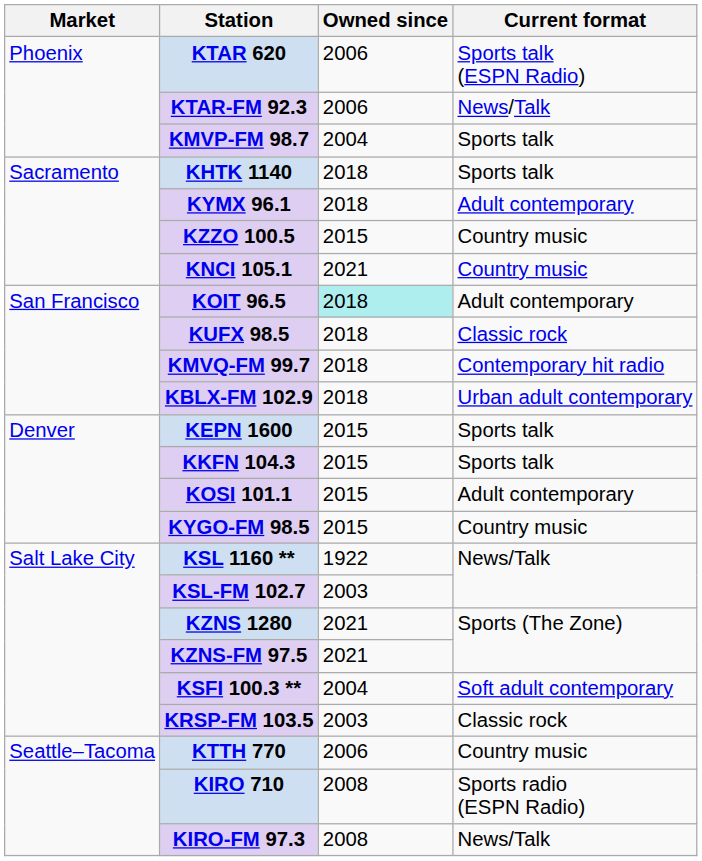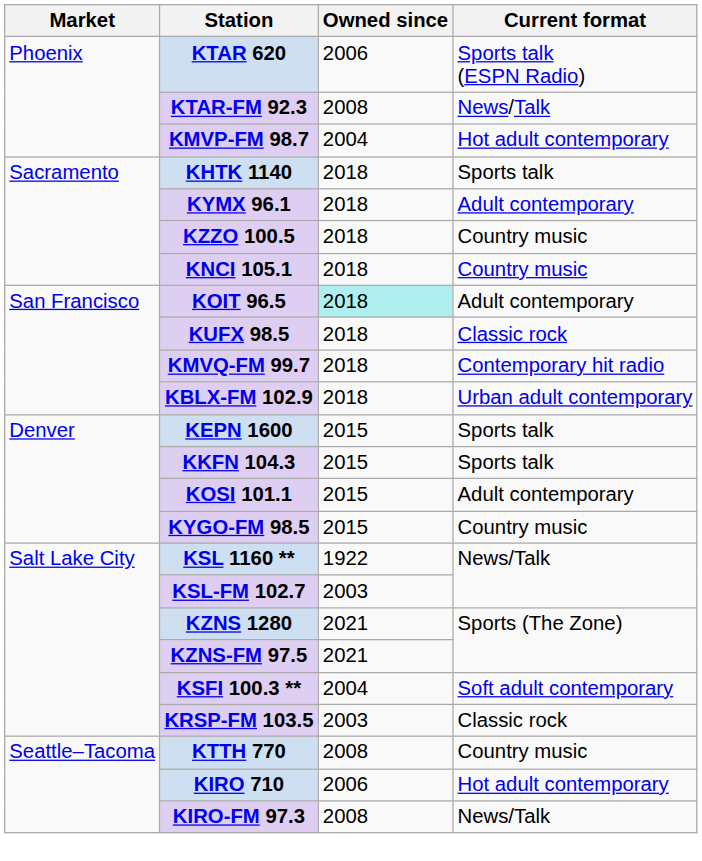(345, 107) 2006 -> (345, 107) 2008
(506, 140) Sports talk -> (563, 140) Hot adult contemporary
(345, 236) 2015 -> (345, 236) 2018
(345, 269) 2021 -> (345, 269) 2018
(345, 752) 2006 -> (345, 752) 2008
(345, 784) 2008 -> (345, 784) 2006
(521, 796) Sports radio (ESPN Radio) -> (563, 784) Hot adult contemporary
